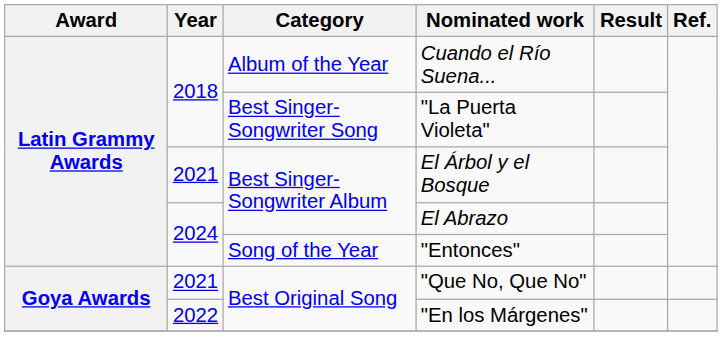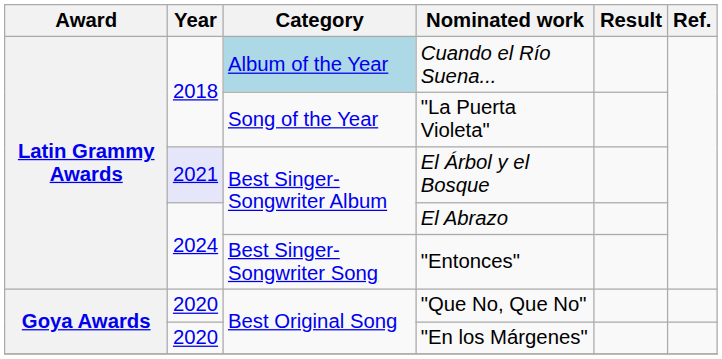(308, 64) no background -> (308, 64) lightblue background
(303, 119) Best Singer-Songwriter Song -> (303, 119) Song of the Year
(196, 174) no background -> (196, 174) lavender background
(303, 250) Song of the Year -> (303, 261) Best Singer-Songwriter Song
(196, 282) 2021 -> (196, 305) 2020
(196, 314) 2022 -> (196, 337) 2020
